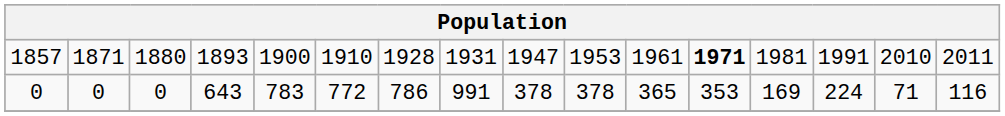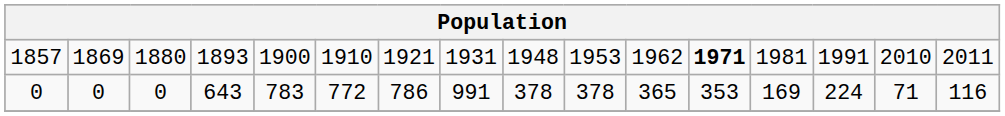(99, 58) 1871 -> (99, 58) 1869
(409, 58) 1928 -> (409, 58) 1921
(533, 58) 1947 -> (533, 58) 1948
(657, 58) 1961 -> (657, 58) 1962
